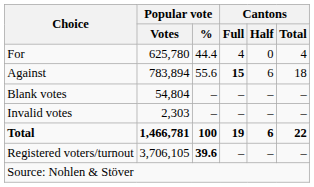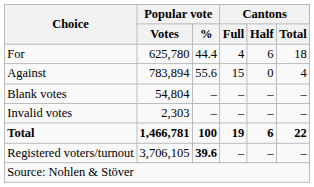(270, 53) 0 -> (270, 53) 6
(304, 53) 4 -> (300, 53) 18
(238, 73) bold -> (238, 73) normal
(270, 73) 6 -> (270, 73) 0
(300, 73) 18 -> (304, 73) 4
